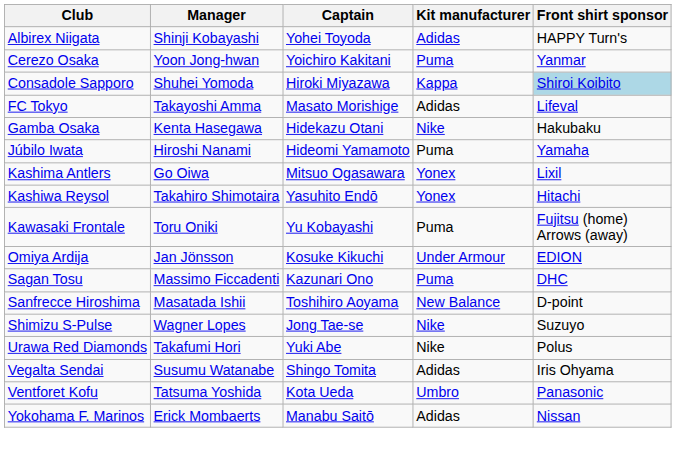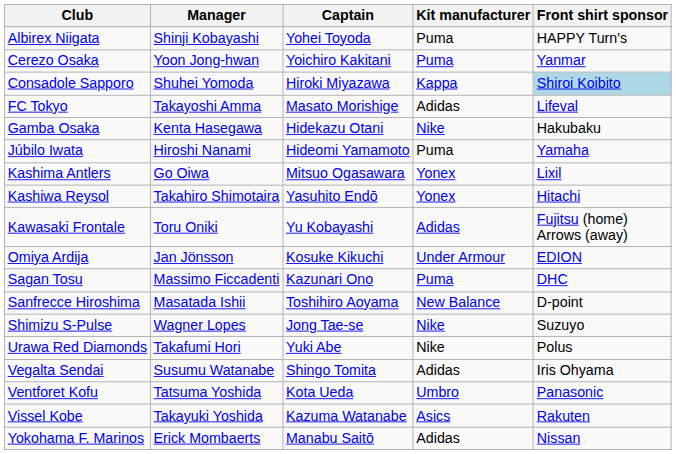(438, 38) Adidas -> (435, 38) Puma
(435, 227) Puma -> (438, 227) Adidas
+ row: (45, 415)
